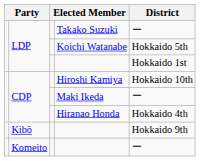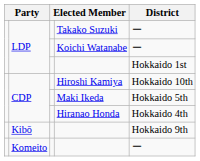(160, 47) Hokkaido 5th -> (137, 47) ー
(137, 96) ー -> (160, 97) Hokkaido 5th
